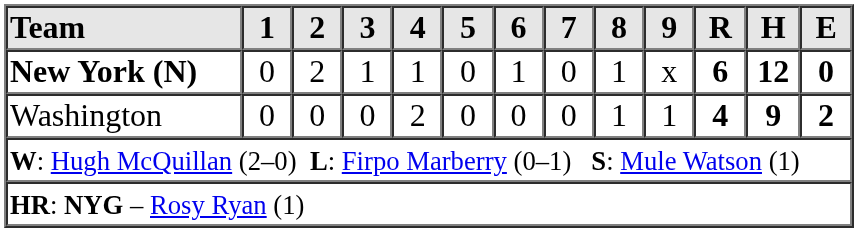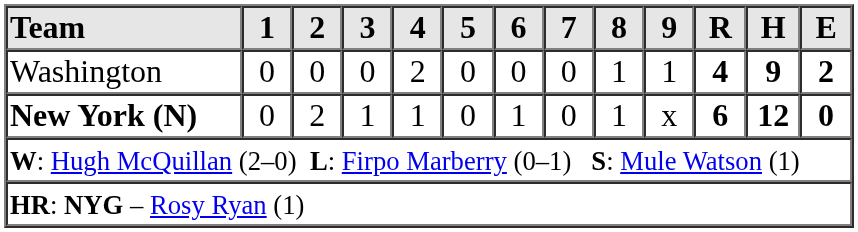rows swapped: (86, 115) <-> (104, 71)
